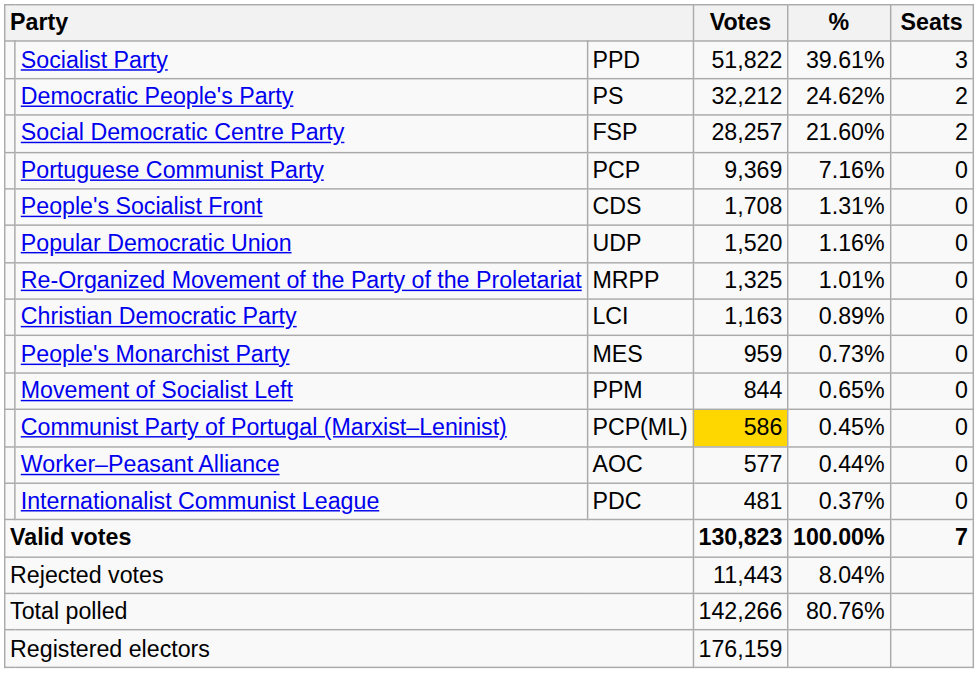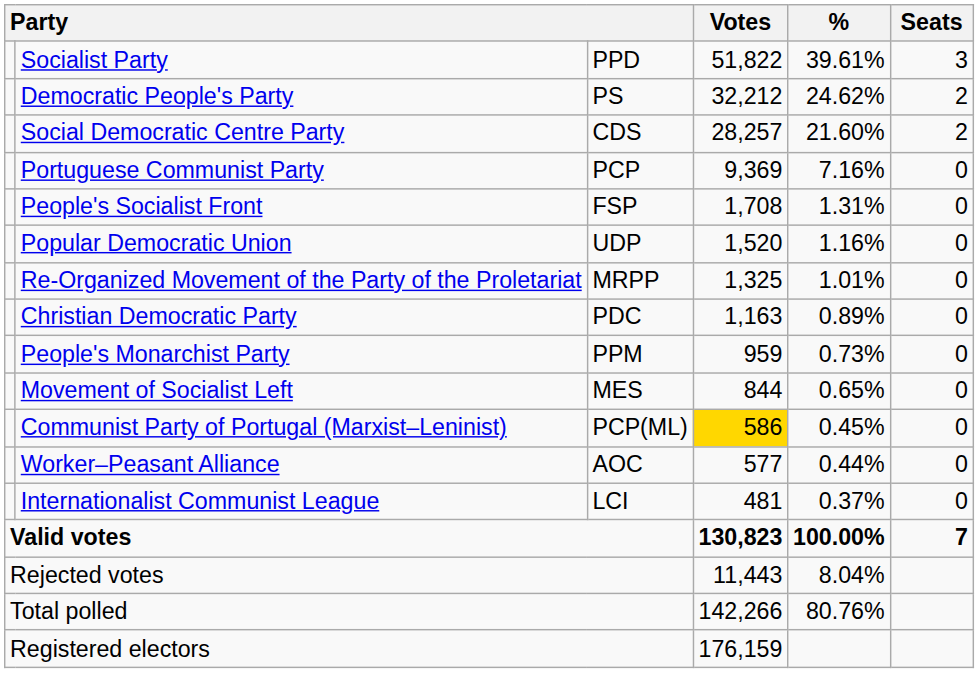(615, 133) FSP -> (617, 133) CDS
(617, 206) CDS -> (615, 206) FSP
(610, 317) LCI -> (617, 317) PDC
(618, 354) MES -> (618, 354) PPM
(618, 390) PPM -> (618, 390) MES
(617, 501) PDC -> (610, 501) LCI
